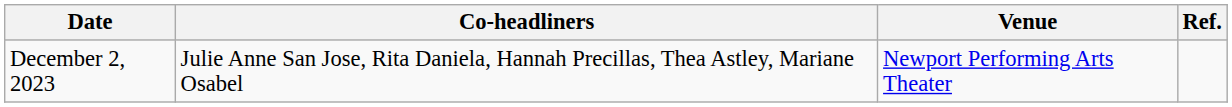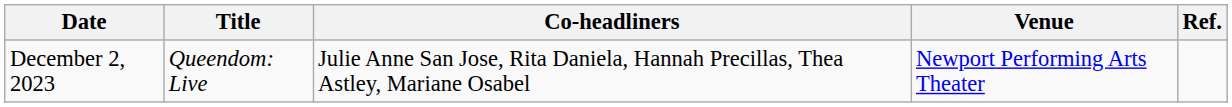+ column: (238, 22)
